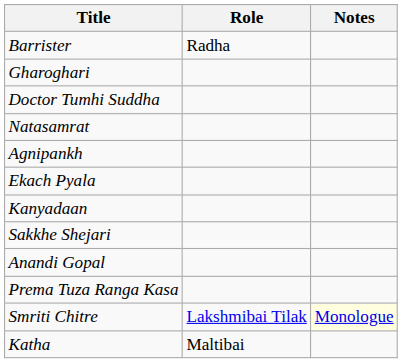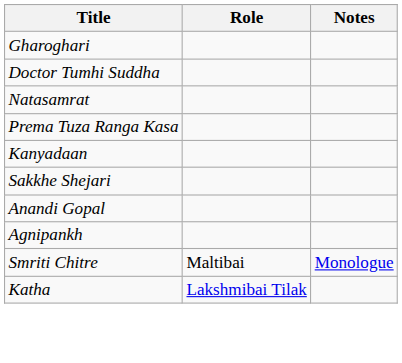- row: (40, 45)
rows swapped: (46, 153) <-> (94, 289)
- row: (52, 180)
(247, 316) Lakshmibai Tilak -> (215, 262) Maltibai
(354, 316) lightyellow background -> (354, 262) no background
(215, 343) Maltibai -> (247, 289) Lakshmibai Tilak
